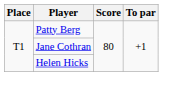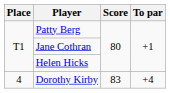+ row: (67, 79)
